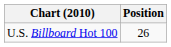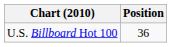(143, 32) 26 -> (143, 32) 36
